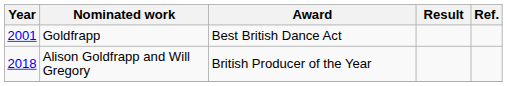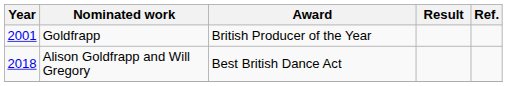(277, 35) Best British Dance Act -> (292, 35) British Producer of the Year
(292, 63) British Producer of the Year -> (277, 63) Best British Dance Act
